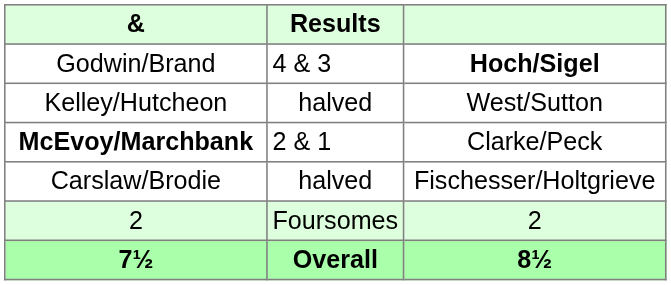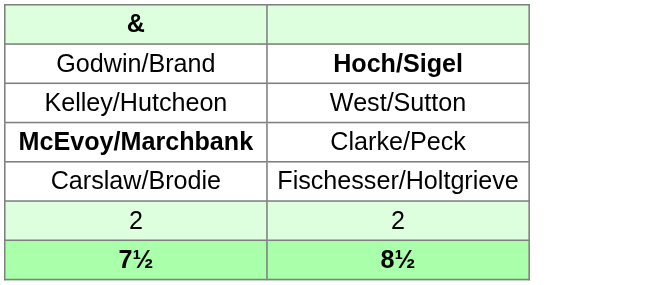- column: (335, 24)
